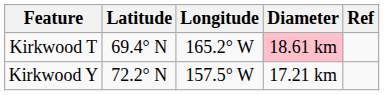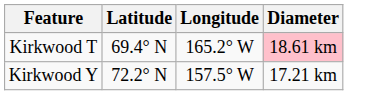- column: (361, 18)
